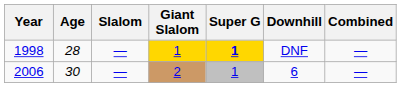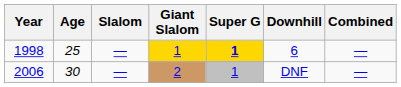(72, 51) 28 -> (72, 51) 25
(294, 51) DNF -> (294, 51) 6
(294, 72) 6 -> (294, 72) DNF
